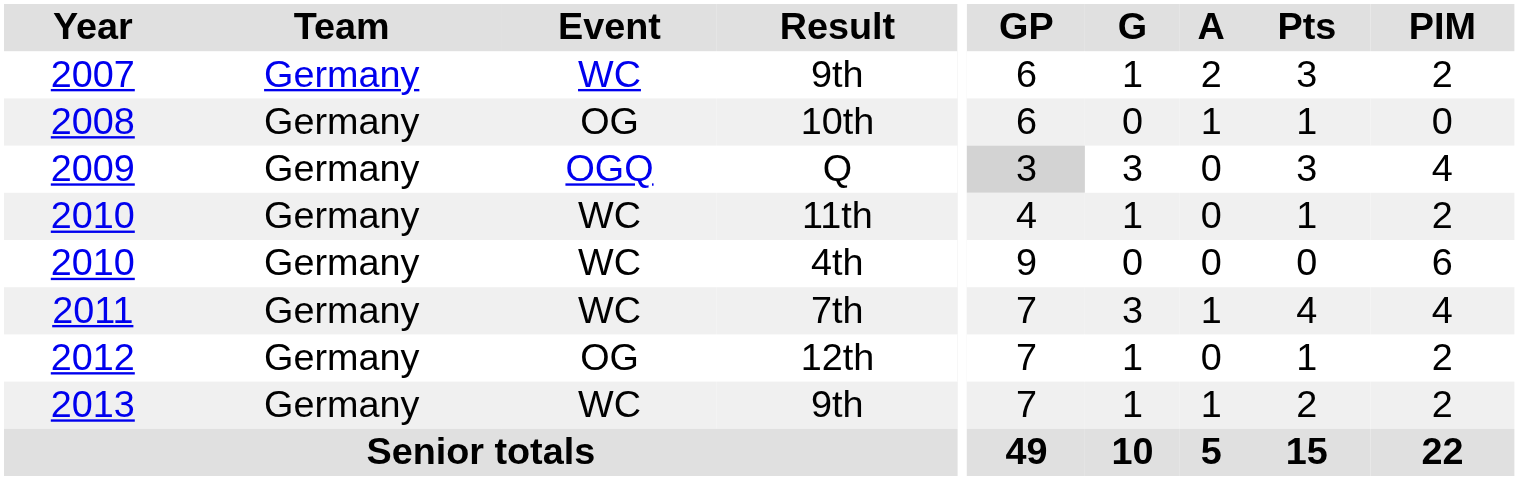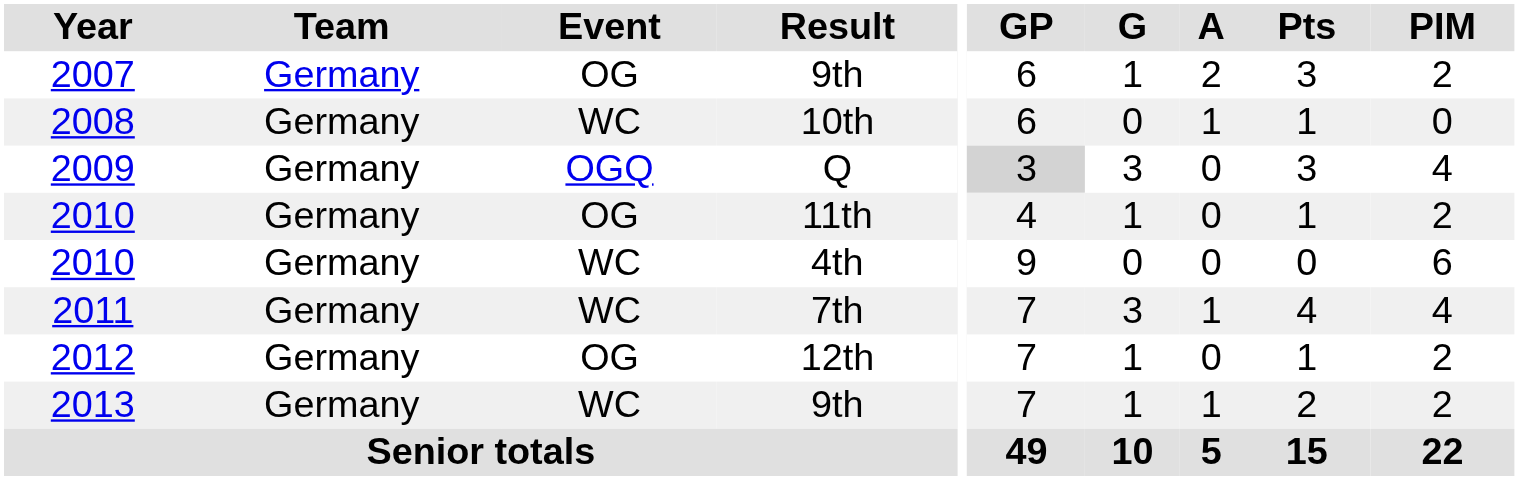(609, 74) WC -> (610, 74) OG
(610, 121) OG -> (609, 121) WC
(609, 215) WC -> (610, 215) OG
